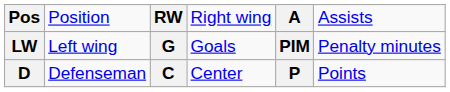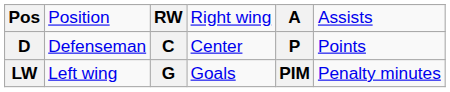rows swapped: (24, 73) <-> (24, 45)
